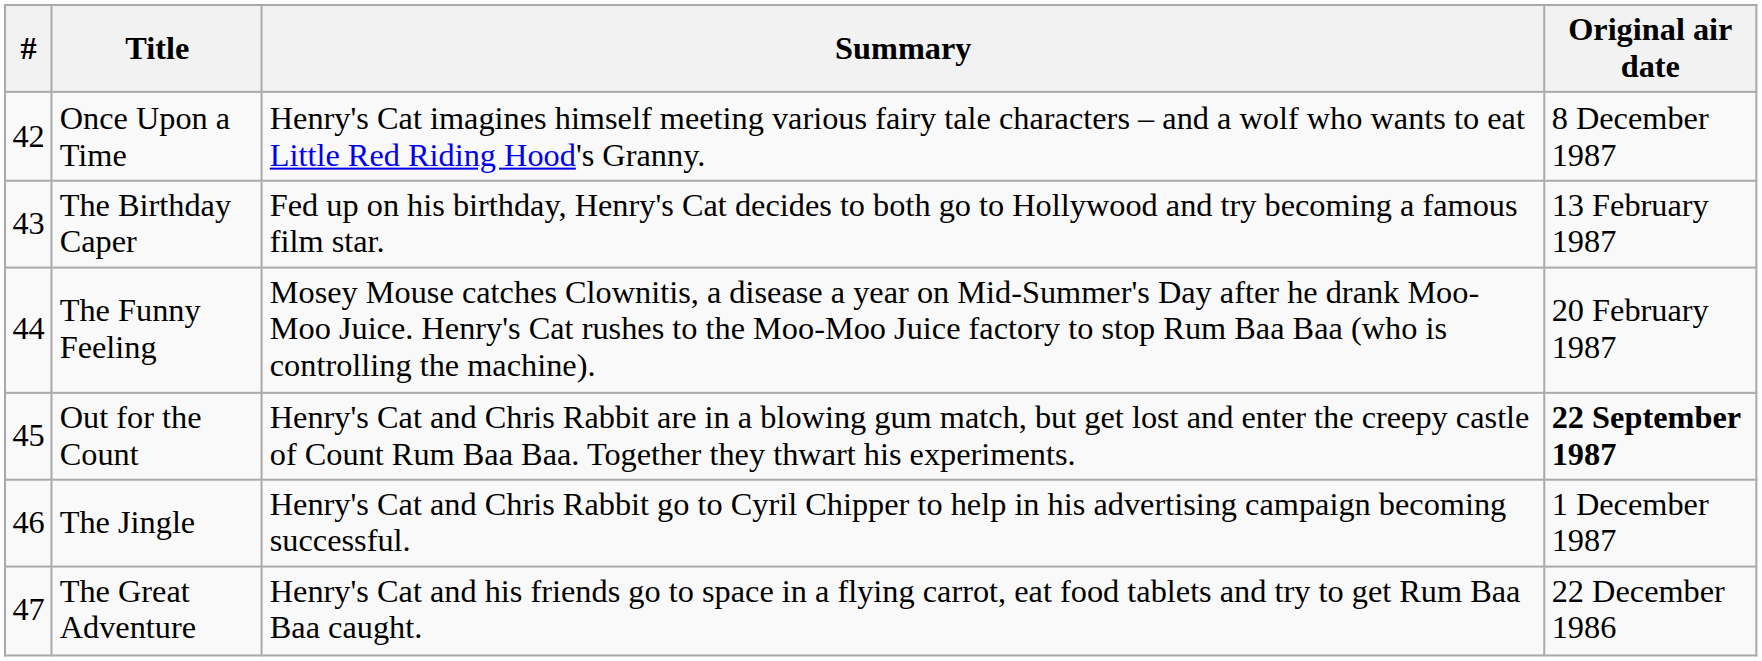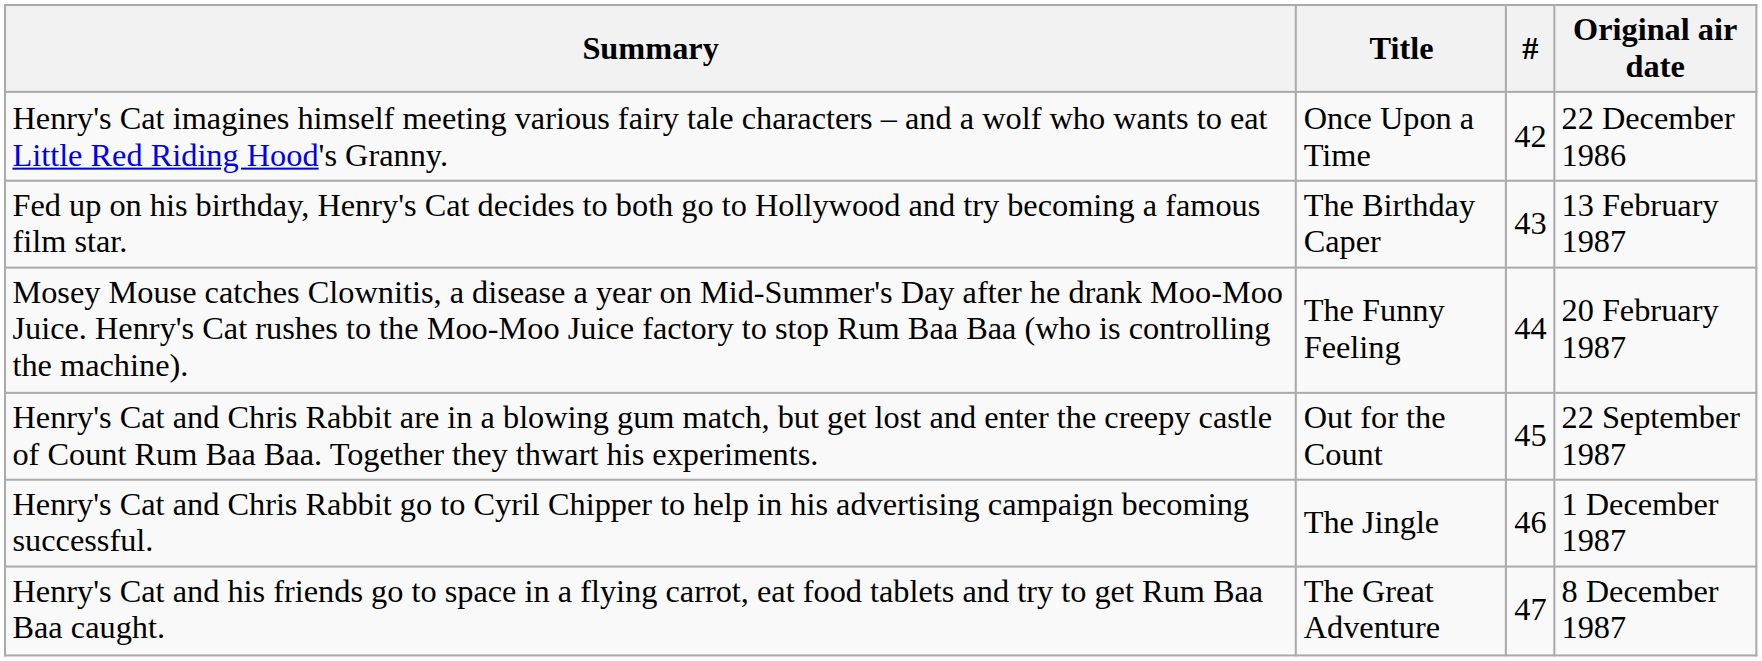columns swapped: (29, 48) <-> (903, 48)
(1630, 135) 8 December 1987 -> (1648, 135) 22 December 1986
(1646, 435) bold -> (1651, 435) normal
(1638, 610) 22 December 1986 -> (1640, 610) 8 December 1987
